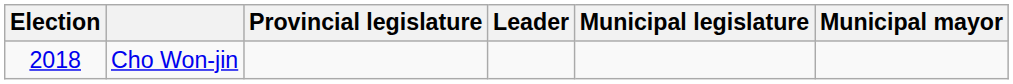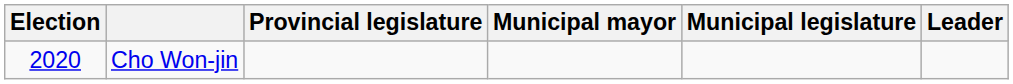columns swapped: (911, 22) <-> (531, 22)
(55, 59) 2018 -> (55, 59) 2020
